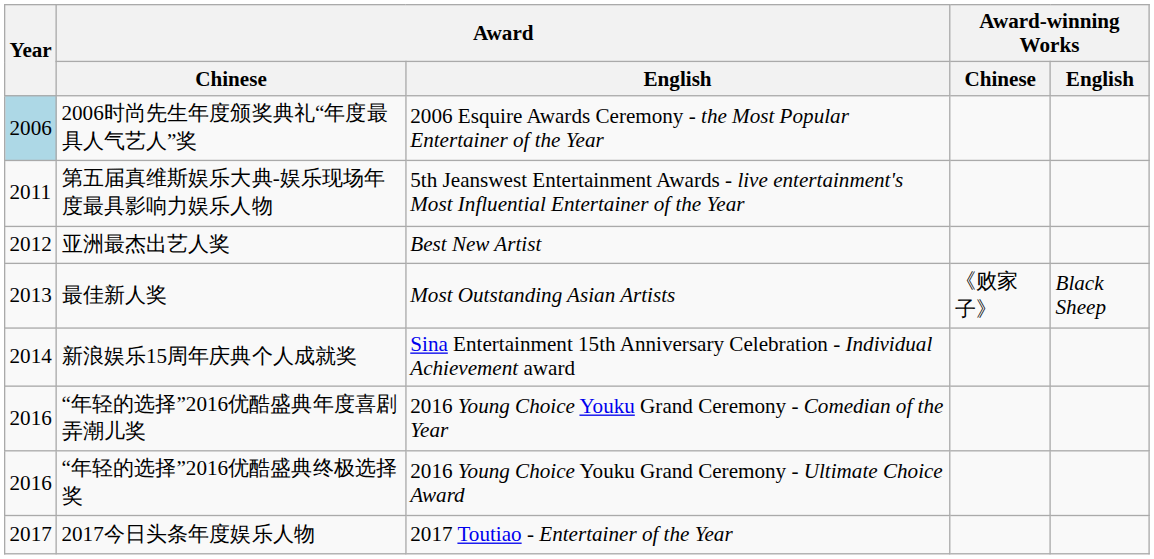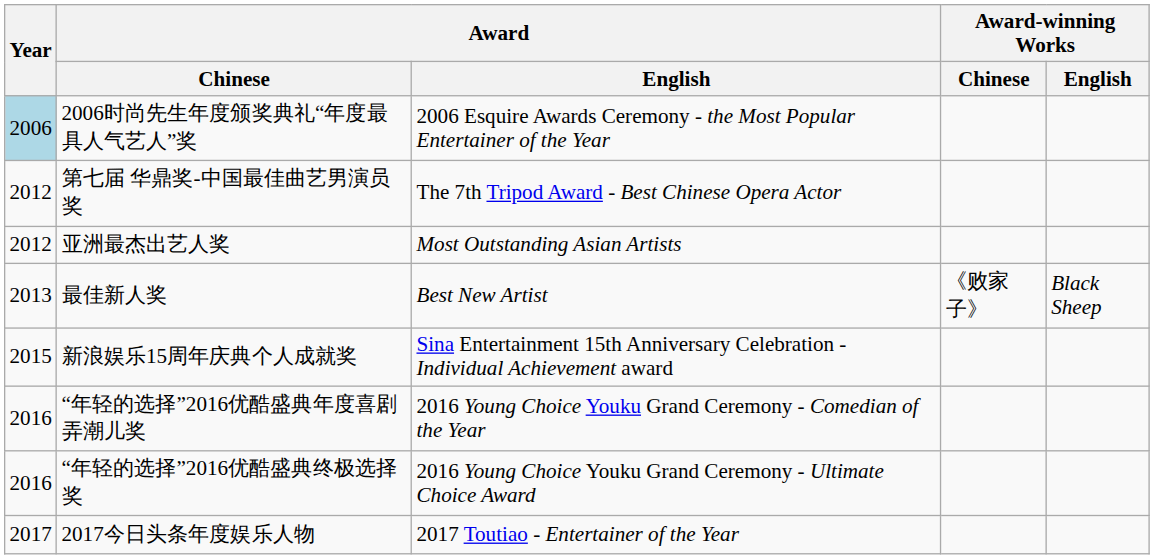- row: (223, 192)
+ row: (226, 192)
(476, 244) Best New Artist -> (549, 244) Most Outstanding Asian Artists
(543, 295) Most Outstanding Asian Artists -> (482, 295) Best New Artist
(31, 356) 2014 -> (31, 356) 2015
